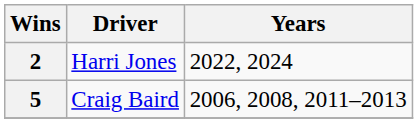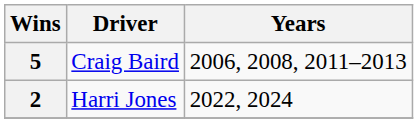rows swapped: (35, 99) <-> (35, 61)
